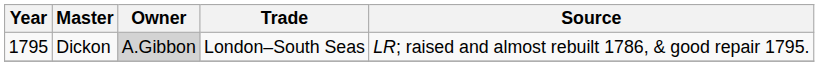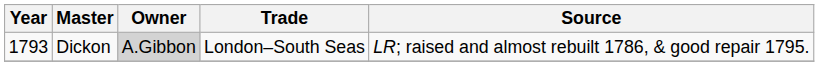(28, 46) 1795 -> (28, 46) 1793
